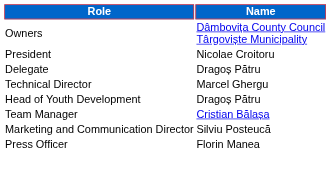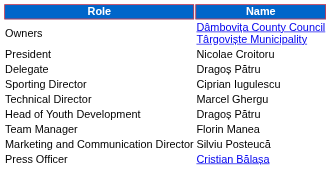+ row: (46, 84)
(233, 114) Cristian Bălașa -> (228, 129) Florin Manea
(228, 144) Florin Manea -> (233, 159) Cristian Bălașa
